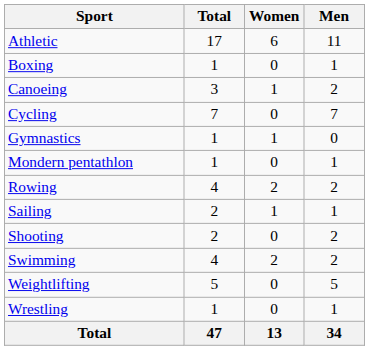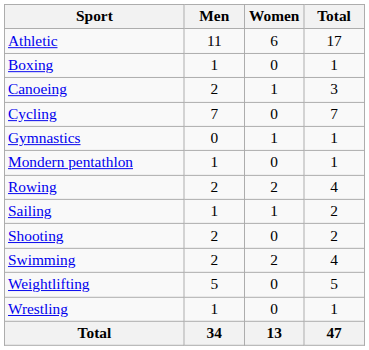columns swapped: (334, 16) <-> (214, 16)
